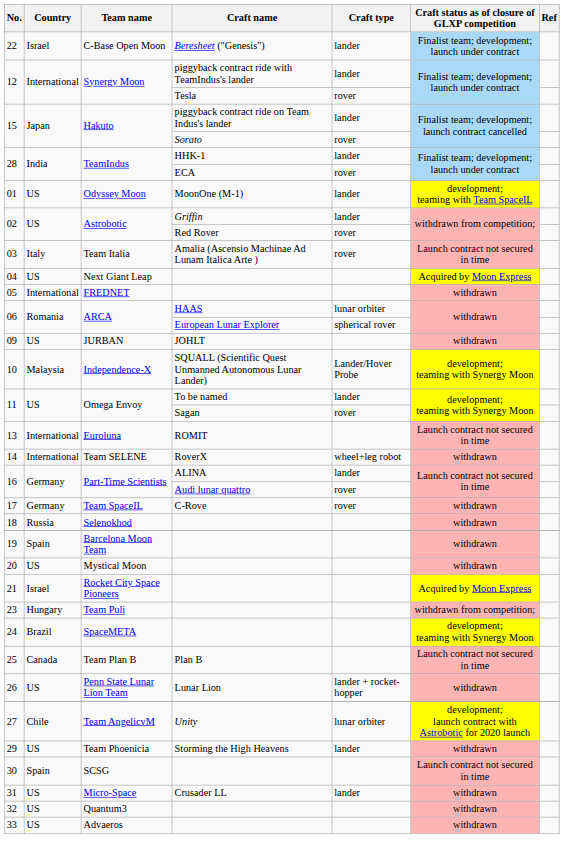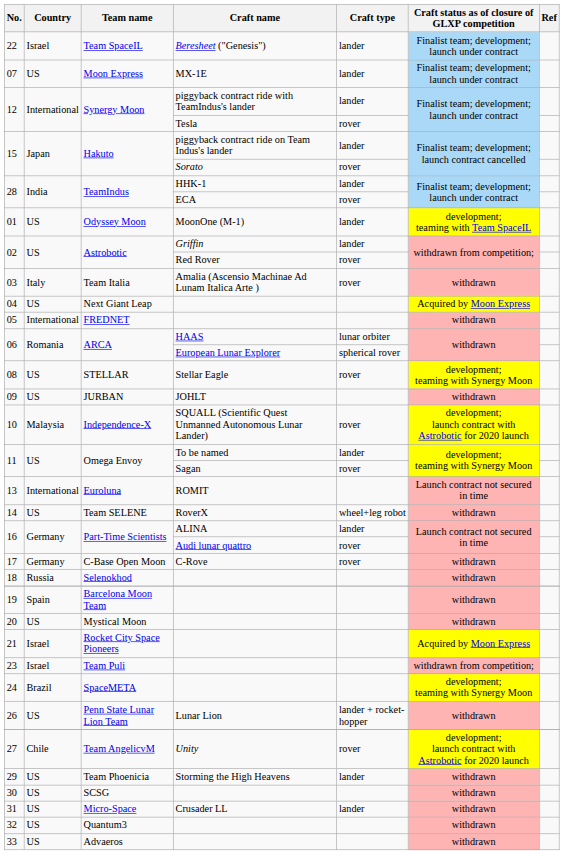(124, 46) C-Base Open Moon -> (113, 46) Team SpaceIL
+ row: (12, 73)
(475, 254) Launch contract not secured in time -> (474, 282) withdrawn
+ row: (12, 375)
(363, 369) Lander/Hover Probe -> (350, 424) rover
(475, 369) development; teaming with Synergy Moon -> (474, 424) development; launch contract with Astrobotic for 2020 launch
(53, 457) International -> (33, 512) US
(113, 506) Team SpaceIL -> (124, 561) C-Base Open Moon
(44, 610) Hungary -> (38, 665) Israel
- row: (12, 660)
(360, 721) lunar orbiter -> (350, 749) rover
(38, 771) Spain -> (33, 793) US
(475, 771) Launch contract not secured in time -> (474, 793) withdrawn
